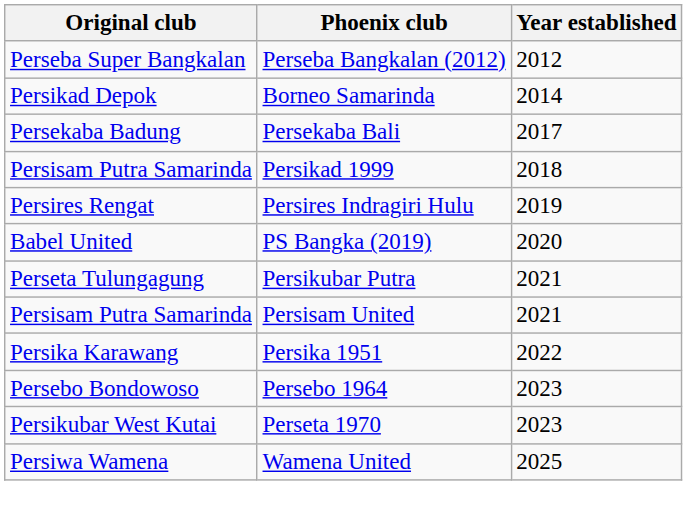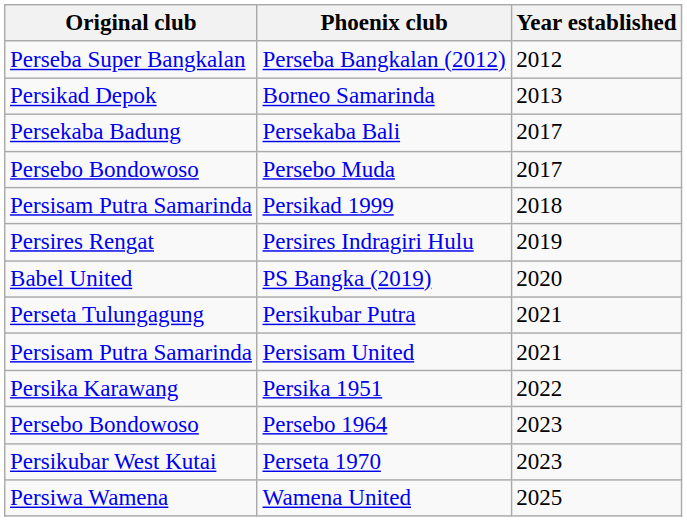(539, 95) 2014 -> (539, 95) 2013
+ row: (329, 168)
